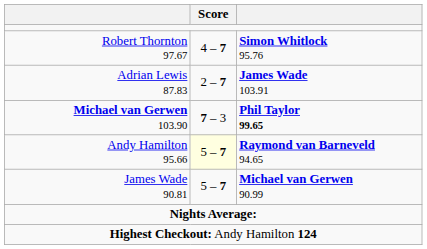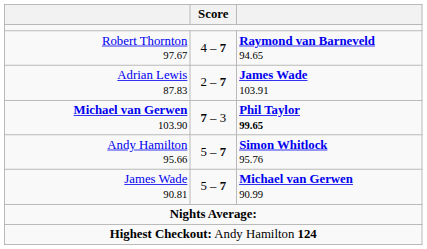(283, 48) Simon Whitlock 95.76 -> (307, 48) Raymond van Barneveld 94.65
(213, 152) lightyellow background -> (213, 152) no background
(307, 152) Raymond van Barneveld 94.65 -> (283, 152) Simon Whitlock 95.76
